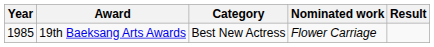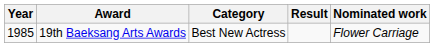columns swapped: (338, 14) <-> (408, 14)
